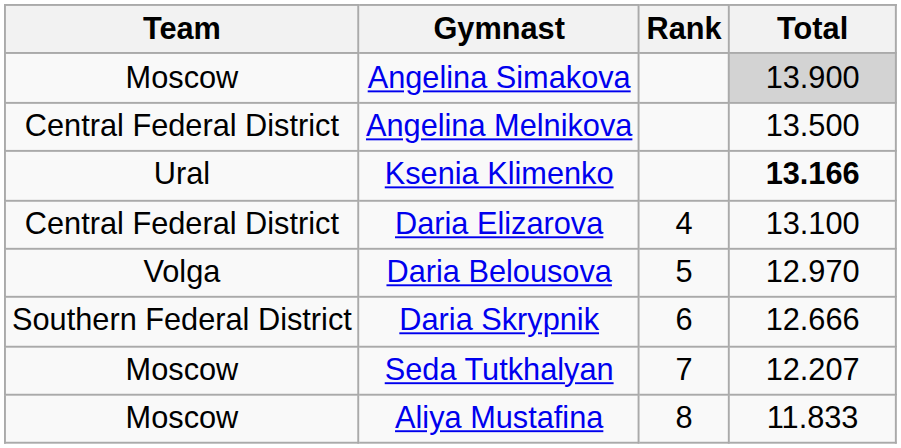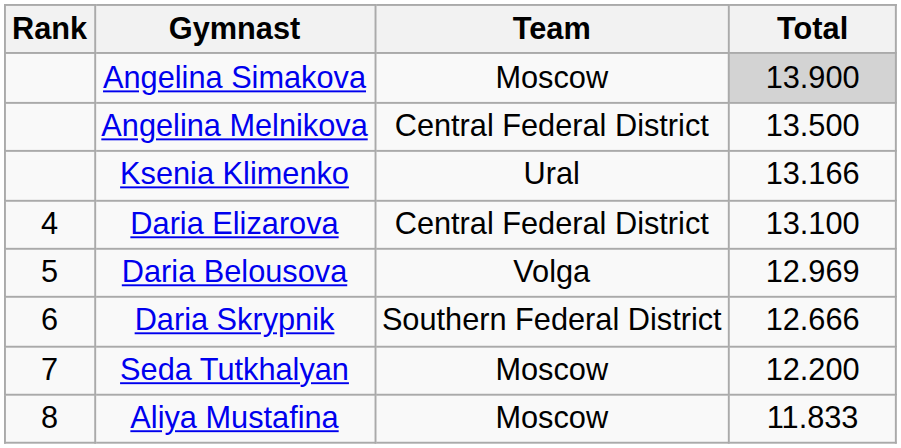columns swapped: (684, 28) <-> (182, 28)
(813, 175) bold -> (813, 175) normal
(813, 272) 12.970 -> (813, 272) 12.969
(813, 369) 12.207 -> (813, 369) 12.200
